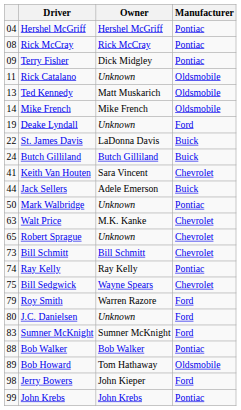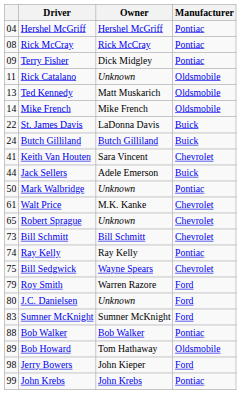- row: (49, 124)
(11, 221) 63 -> (11, 205) 61
